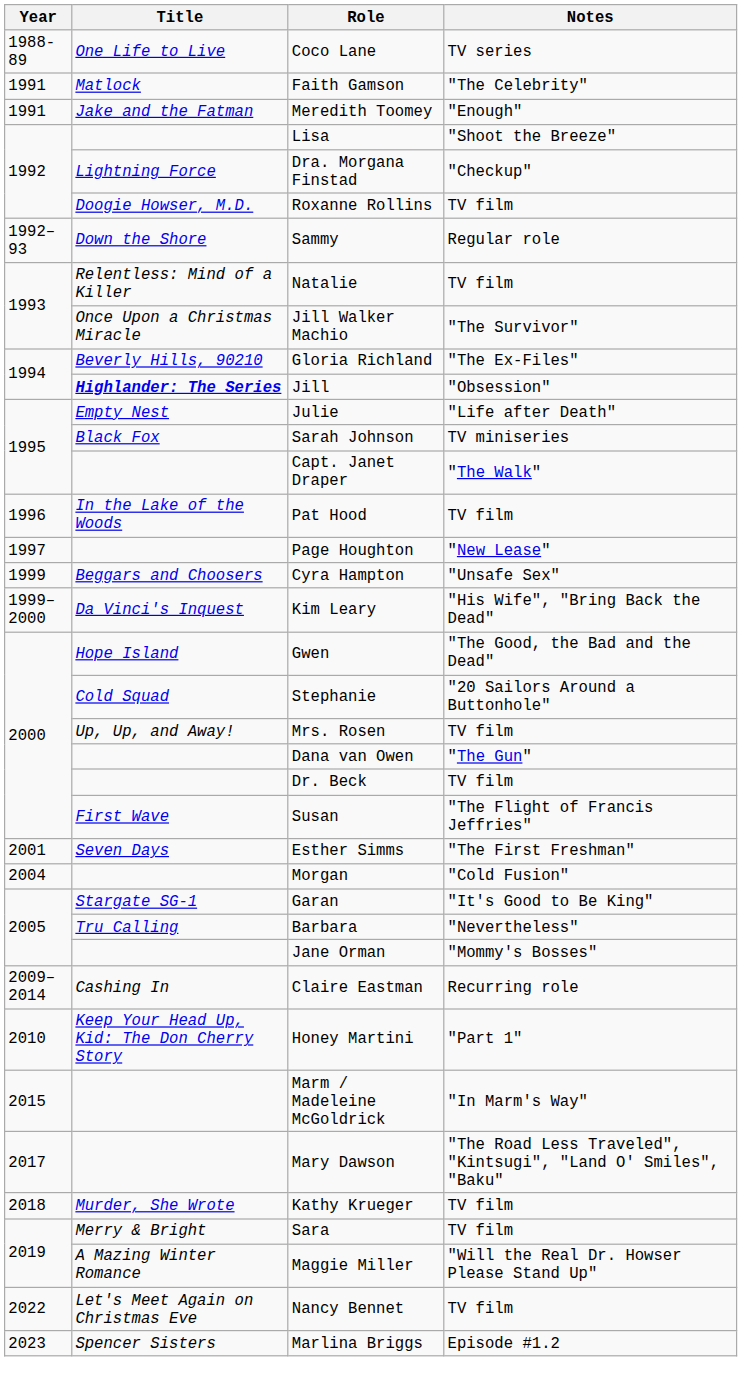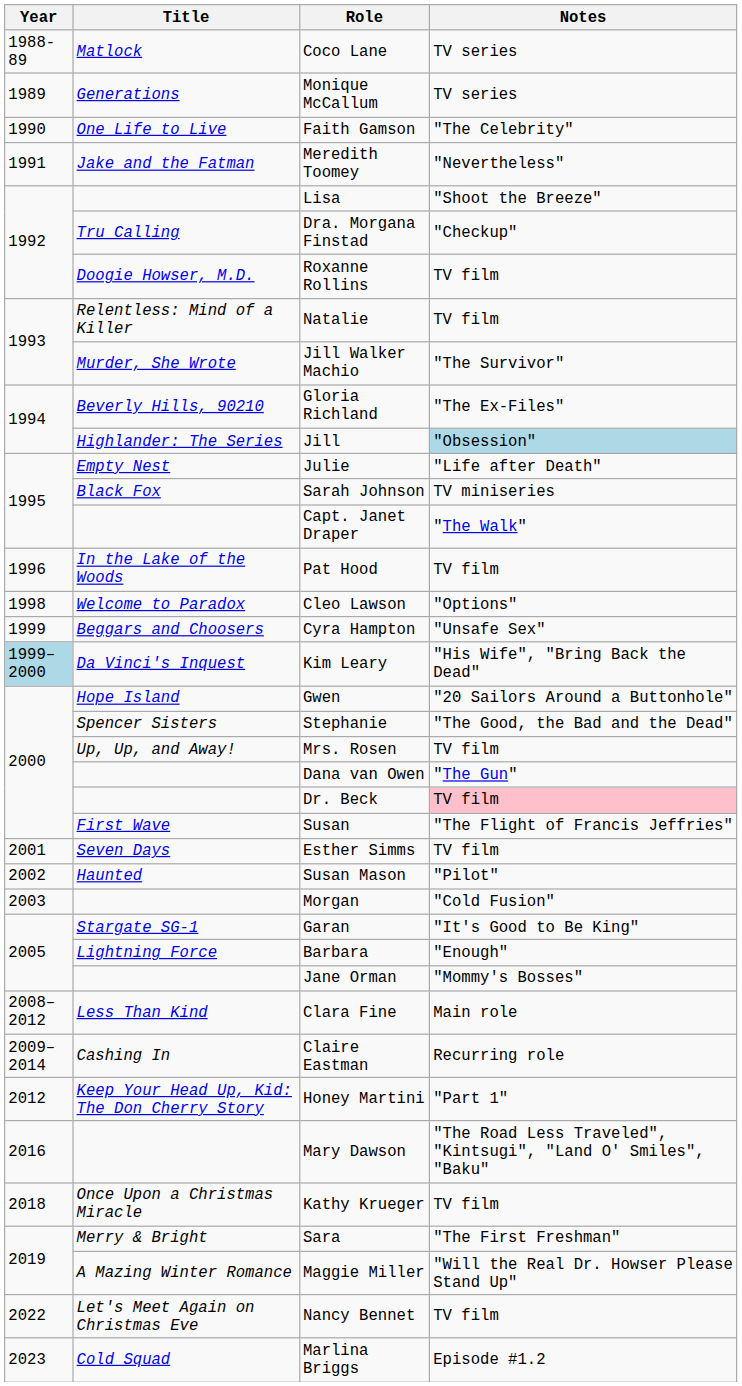(150, 52) One Life to Live -> (109, 52) Matlock
+ row: (340, 95)
(27, 86) 1991 -> (27, 130) 1990
(108, 86) Matlock -> (151, 130) One Life to Live
(485, 112) "Enough" -> (499, 164) "Nevertheless"
(146, 171) Lightning Force -> (128, 233) Tru Calling
- row: (315, 240)
(174, 327) Once Upon a Christmas Miracle -> (156, 363) Murder, She Wrote
(178, 387) bold -> (180, 441) normal
(499, 387) no background -> (485, 441) lightblue background
- row: (353, 550)
+ row: (354, 604)
(32, 610) no background -> (32, 664) lightblue background
(569, 653) "The Good, the Bad and the Dead" -> (583, 698) "20 Sailors Around a Buttonhole"
(122, 697) Cold Squad -> (147, 724) Spencer Sisters
(541, 697) "20 Sailors Around a Buttonhole" -> (583, 724) "The Good, the Bad and the Dead"
(480, 782) no background -> (466, 800) pink background
(541, 851) "The First Freshman" -> (466, 851) TV film
+ row: (354, 876)
(27, 876) 2004 -> (27, 902) 2003
(127, 927) Tru Calling -> (147, 953) Lightning Force
(513, 927) "Nevertheless" -> (471, 953) "Enough"
+ row: (350, 1012)
(27, 1039) 2010 -> (27, 1099) 2012
- row: (339, 1101)
(27, 1162) 2017 -> (27, 1152) 2016
(155, 1206) Murder, She Wrote -> (175, 1204) Once Upon a Christmas Miracle
(480, 1231) TV film -> (527, 1239) "The First Freshman"
(146, 1343) Spencer Sisters -> (123, 1360) Cold Squad
